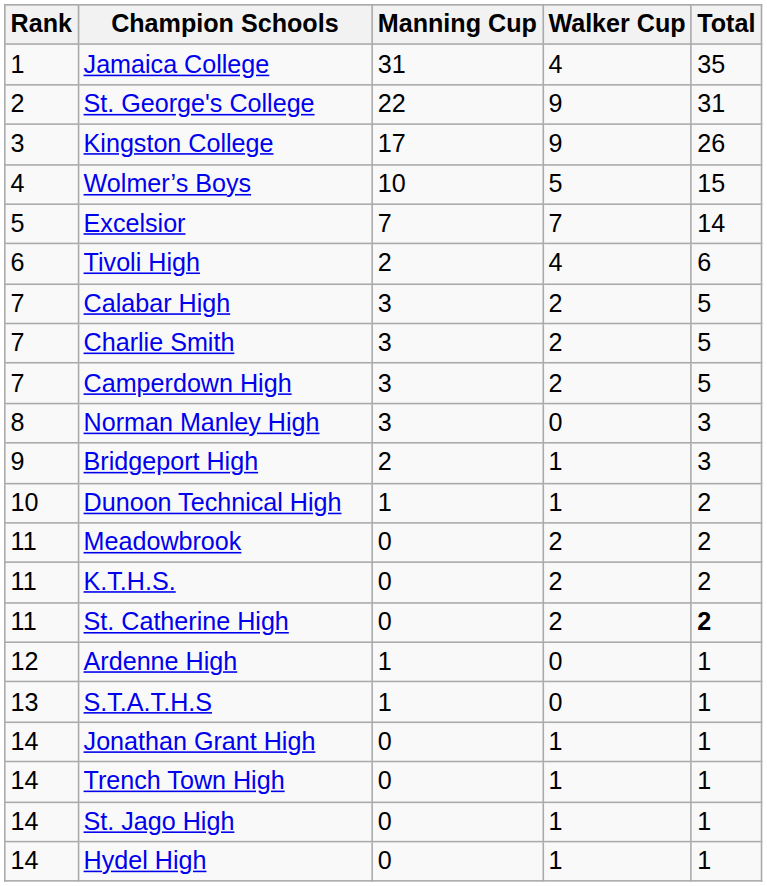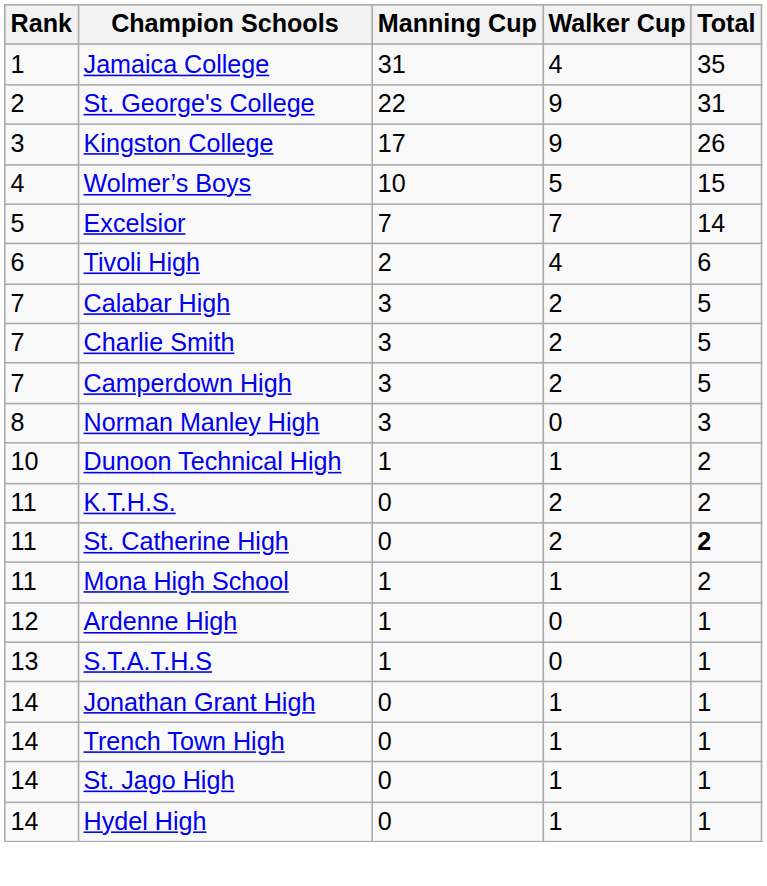- row: (171, 462)
- row: (162, 542)
+ row: (186, 582)
